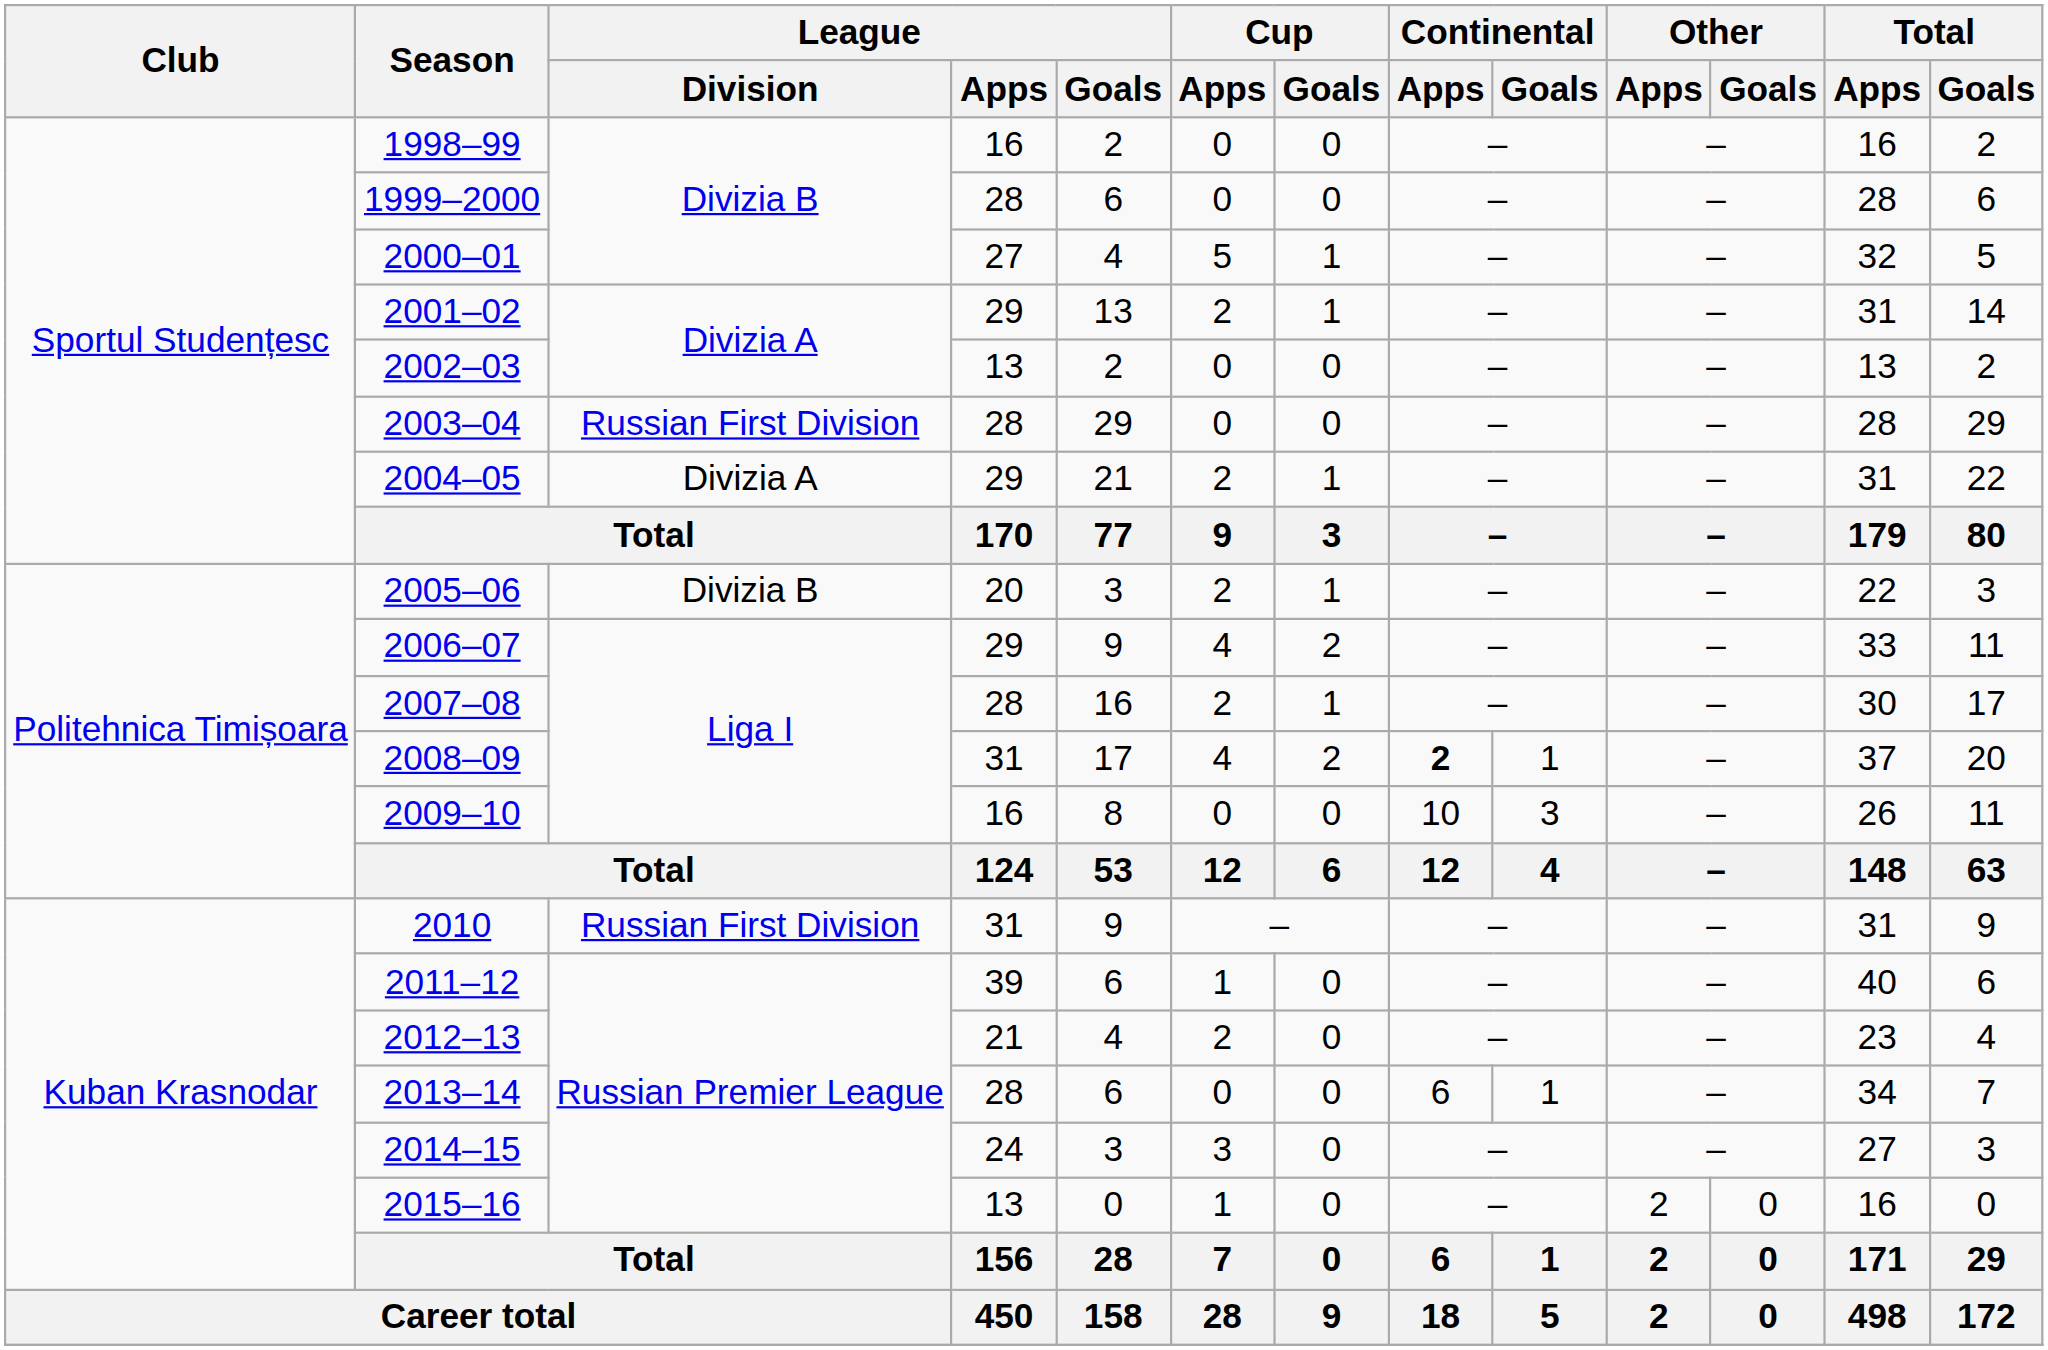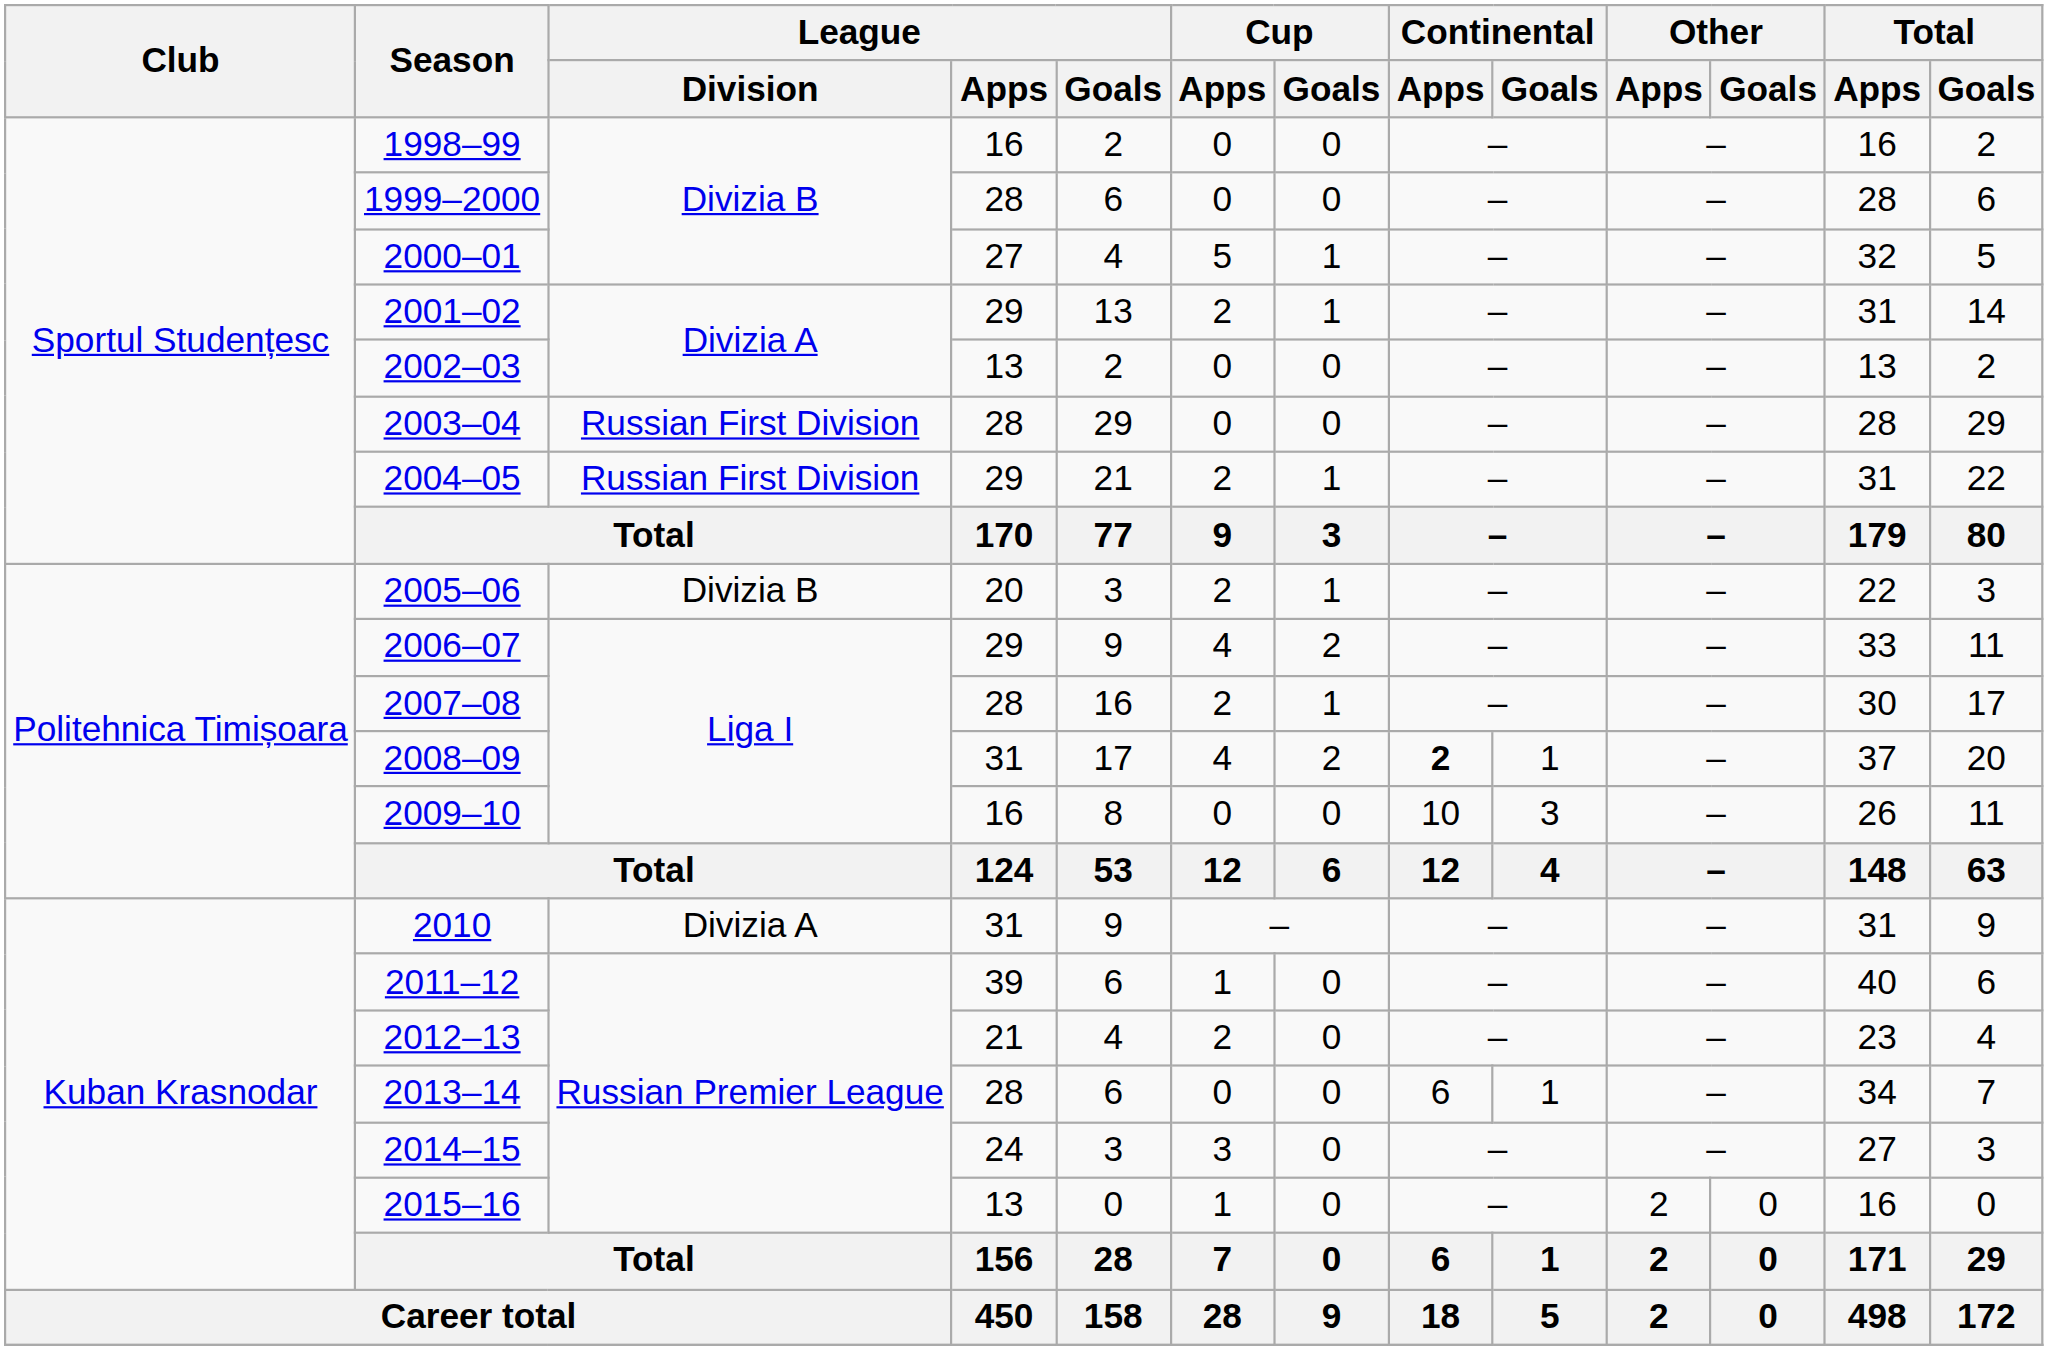(750, 479) Divizia A -> (750, 479) Russian First Division
(750, 925) Russian First Division -> (750, 925) Divizia A
